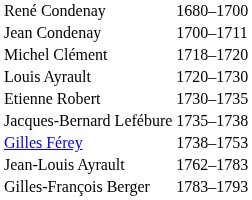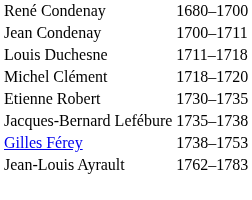+ row: (56, 54)
- row: (47, 76)
- row: (77, 186)
